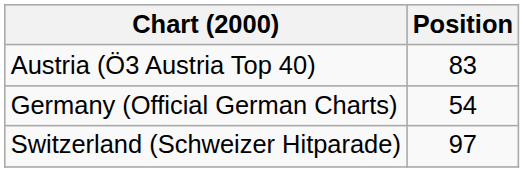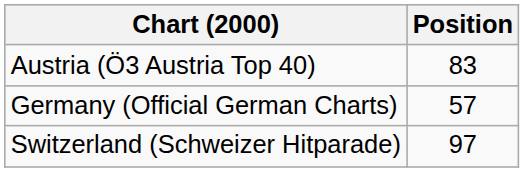(463, 105) 54 -> (463, 105) 57
